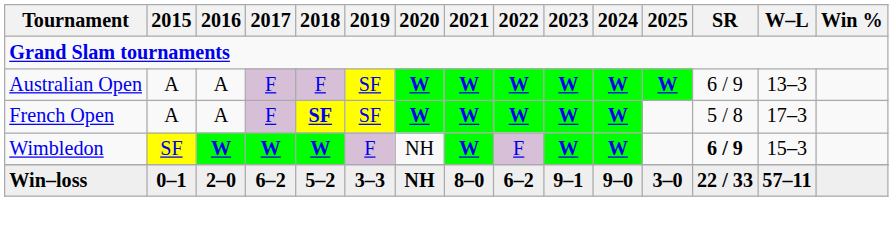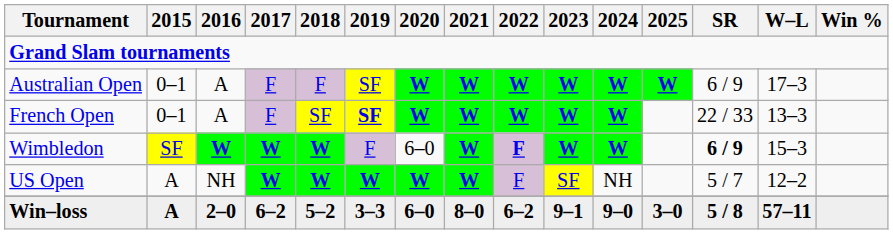(171, 84) A -> (171, 84) 0–1
(787, 84) 13–3 -> (787, 84) 17–3
(171, 116) A -> (171, 116) 0–1
(320, 116) bold -> (320, 116) normal
(370, 116) normal -> (370, 116) bold
(725, 116) 5 / 8 -> (725, 116) 22 / 33
(787, 116) 17–3 -> (787, 116) 13–3
(419, 148) NH -> (419, 148) 6–0
(519, 148) normal -> (519, 148) bold
+ row: (47, 180)
(171, 180) 0–1 -> (171, 212) A
(419, 180) NH -> (419, 212) 6–0
(725, 180) 22 / 33 -> (725, 212) 5 / 8
